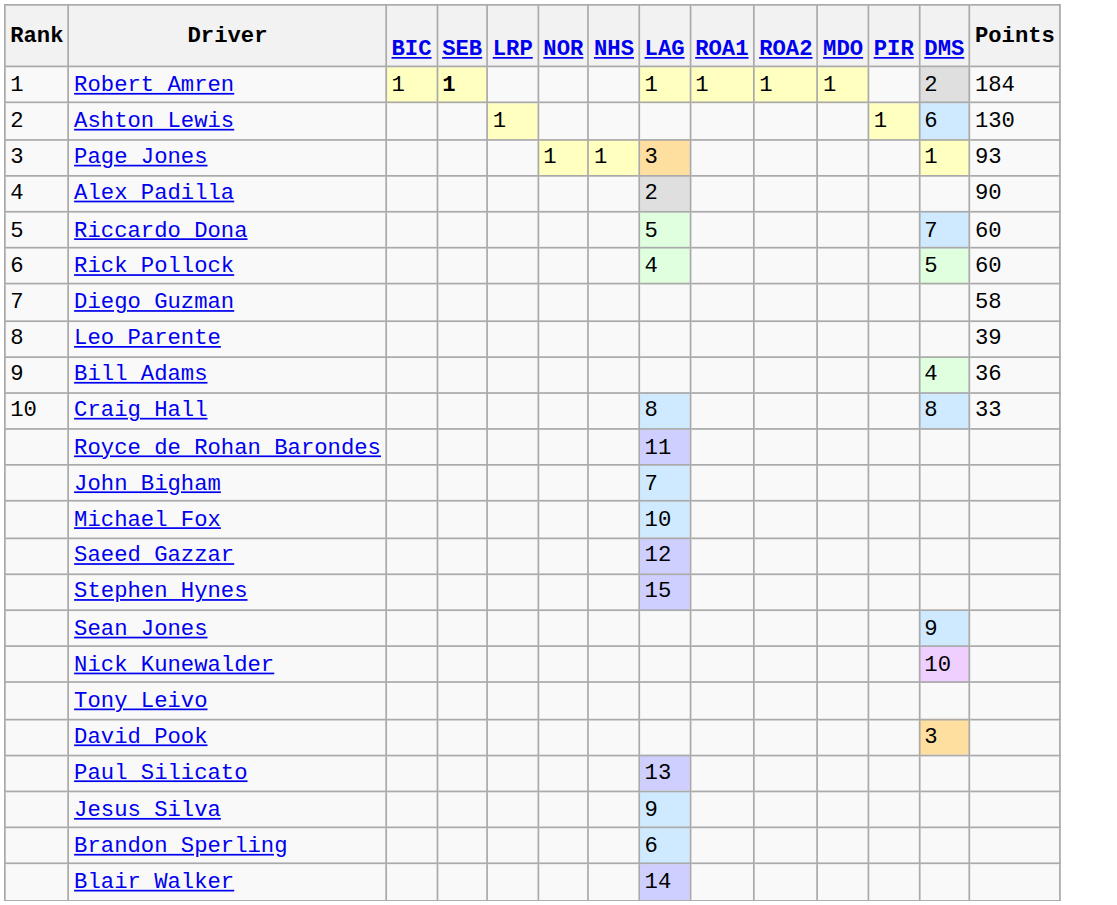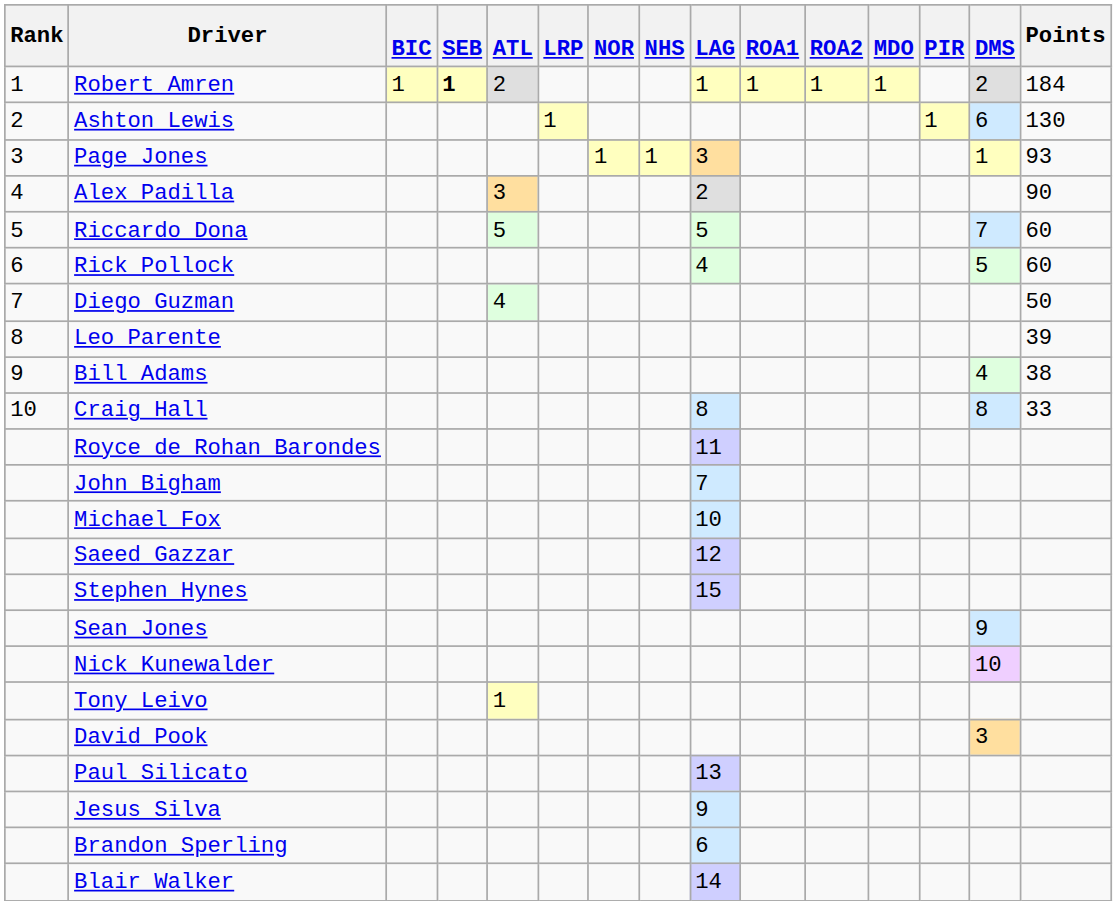+ column: (513, 49)
(988, 302) 58 -> (1039, 302) 50
(988, 375) 36 -> (1039, 375) 38
